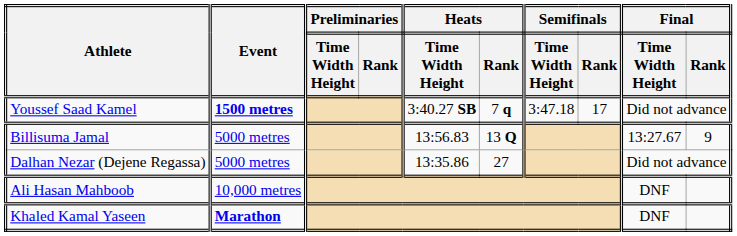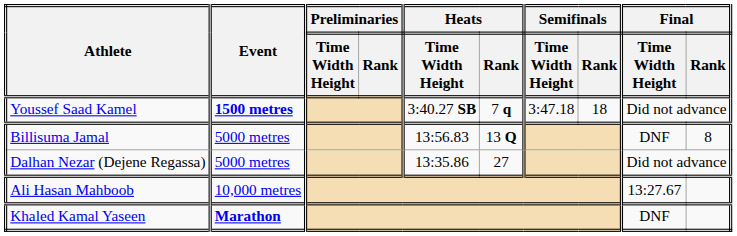(599, 110) 17 -> (599, 110) 18
(654, 137) 13:27.67 -> (654, 137) DNF
(708, 137) 9 -> (708, 137) 8
(654, 189) DNF -> (654, 189) 13:27.67
